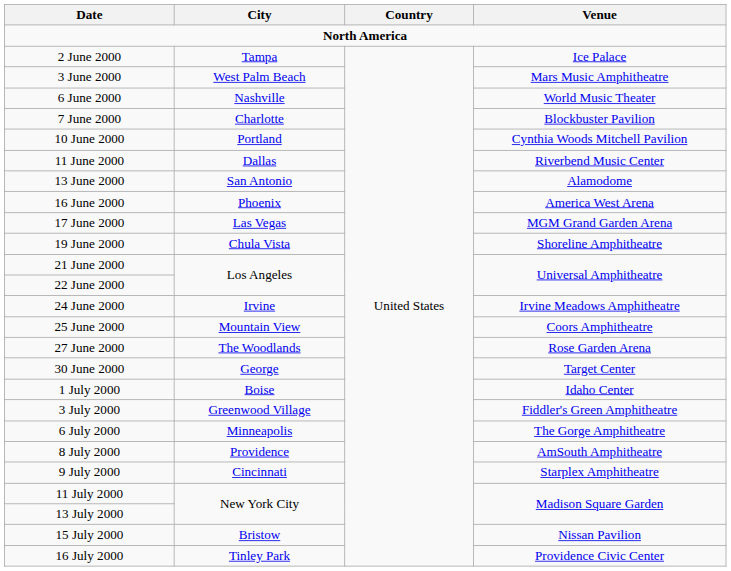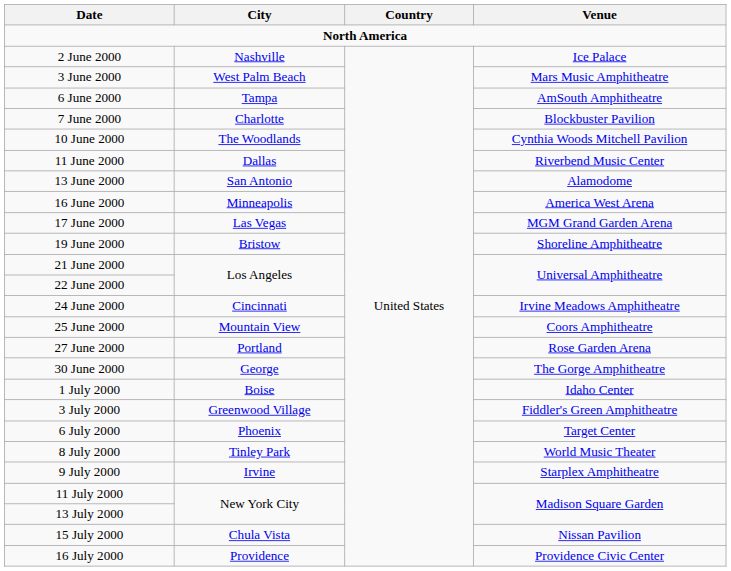(259, 56) Tampa -> (259, 56) Nashville
(259, 98) Nashville -> (259, 98) Tampa
(600, 98) World Music Theater -> (600, 98) AmSouth Amphitheatre
(259, 139) Portland -> (259, 139) The Woodlands
(259, 202) Phoenix -> (259, 202) Minneapolis
(259, 243) Chula Vista -> (259, 243) Bristow
(259, 306) Irvine -> (259, 306) Cincinnati
(259, 347) The Woodlands -> (259, 347) Portland
(600, 368) Target Center -> (600, 368) The Gorge Amphitheatre
(259, 431) Minneapolis -> (259, 431) Phoenix
(600, 431) The Gorge Amphitheatre -> (600, 431) Target Center
(259, 451) Providence -> (259, 451) Tinley Park
(600, 451) AmSouth Amphitheatre -> (600, 451) World Music Theater
(259, 472) Cincinnati -> (259, 472) Irvine
(259, 535) Bristow -> (259, 535) Chula Vista
(259, 555) Tinley Park -> (259, 555) Providence
